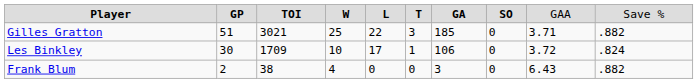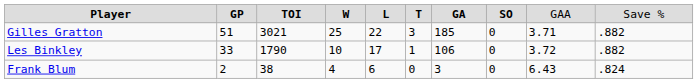(226, 51) 30 -> (226, 51) 33
(273, 51) 1709 -> (273, 51) 1790
(611, 51) .824 -> (611, 51) .882
(372, 69) 0 -> (372, 69) 6
(611, 69) .882 -> (611, 69) .824
